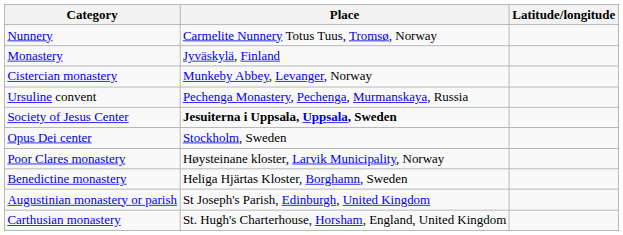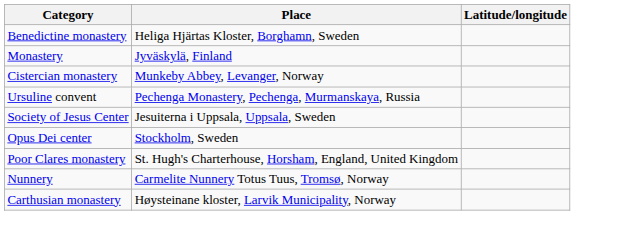rows swapped: (30, 35) <-> (67, 179)
(290, 117) bold -> (235, 117) normal
(314, 158) Høysteinane kloster, Larvik Municipality, Norway -> (296, 158) St. Hugh's Charterhouse, Horsham, England, United Kingdom
- row: (92, 199)
(345, 220) St. Hugh's Charterhouse, Horsham, England, United Kingdom -> (265, 199) Høysteinane kloster, Larvik Municipality, Norway
